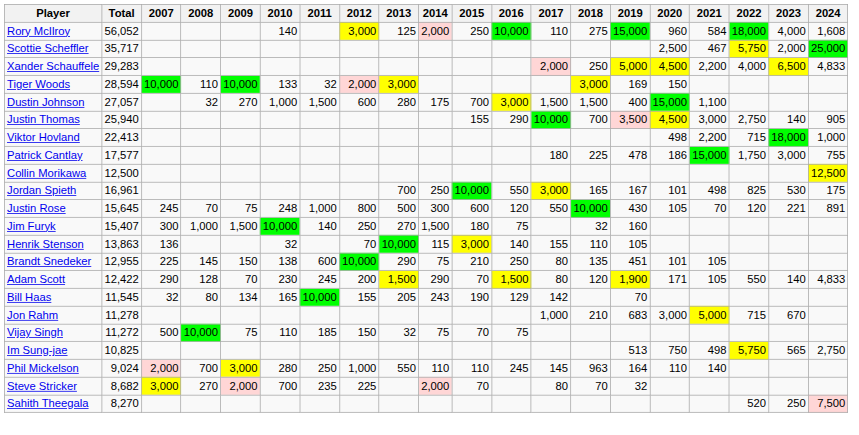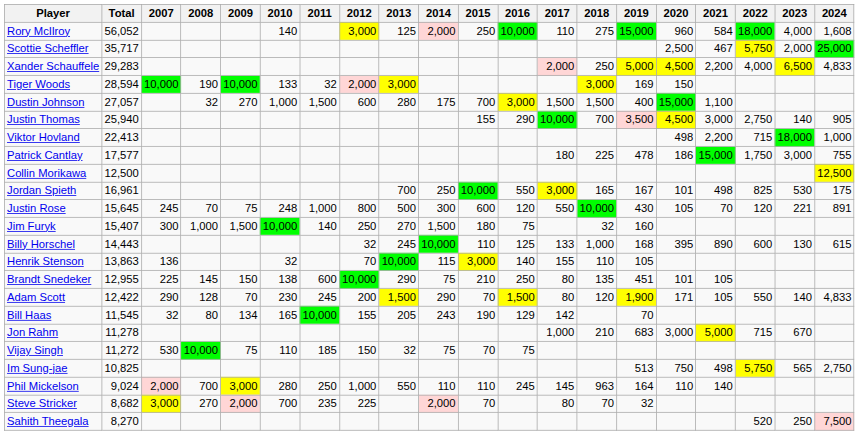(209, 85) 110 -> (209, 85) 190
+ row: (41, 244)
(169, 333) 500 -> (169, 351) 530
